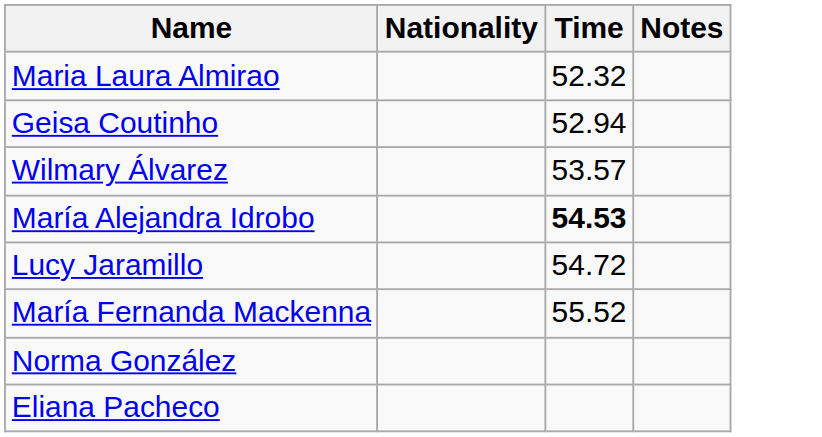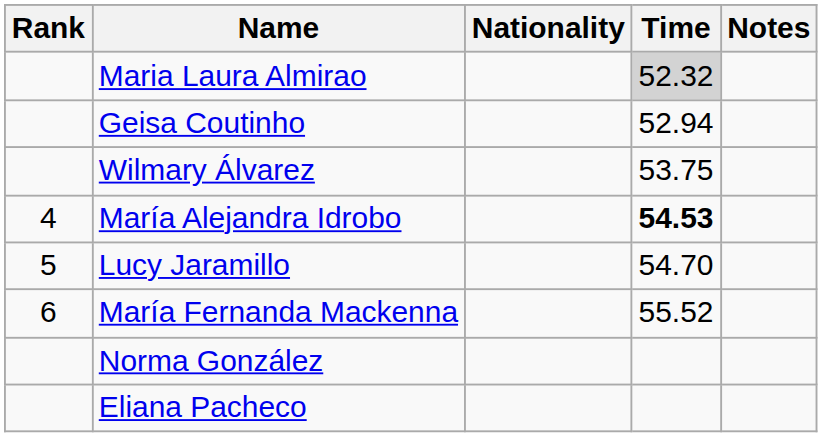+ column: (48, 28)
(589, 75) no background -> (676, 75) lightgrey background
(589, 170) 53.57 -> (676, 170) 53.75
(589, 265) 54.72 -> (676, 265) 54.70
